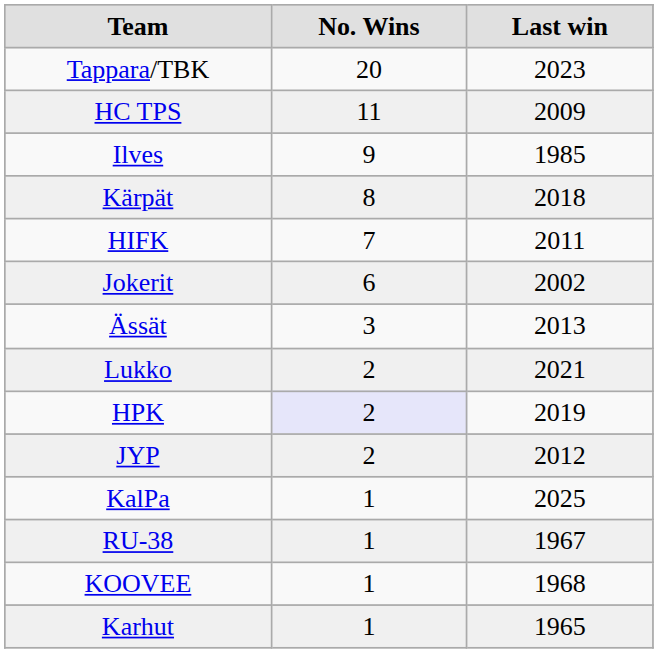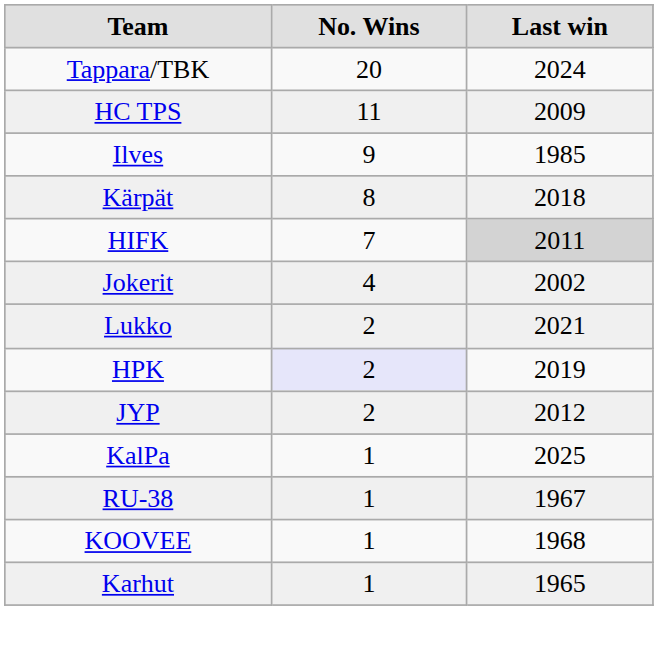(560, 68) 2023 -> (560, 68) 2024
(560, 240) no background -> (560, 240) lightgrey background
(369, 283) 6 -> (369, 283) 4
- row: (138, 326)
